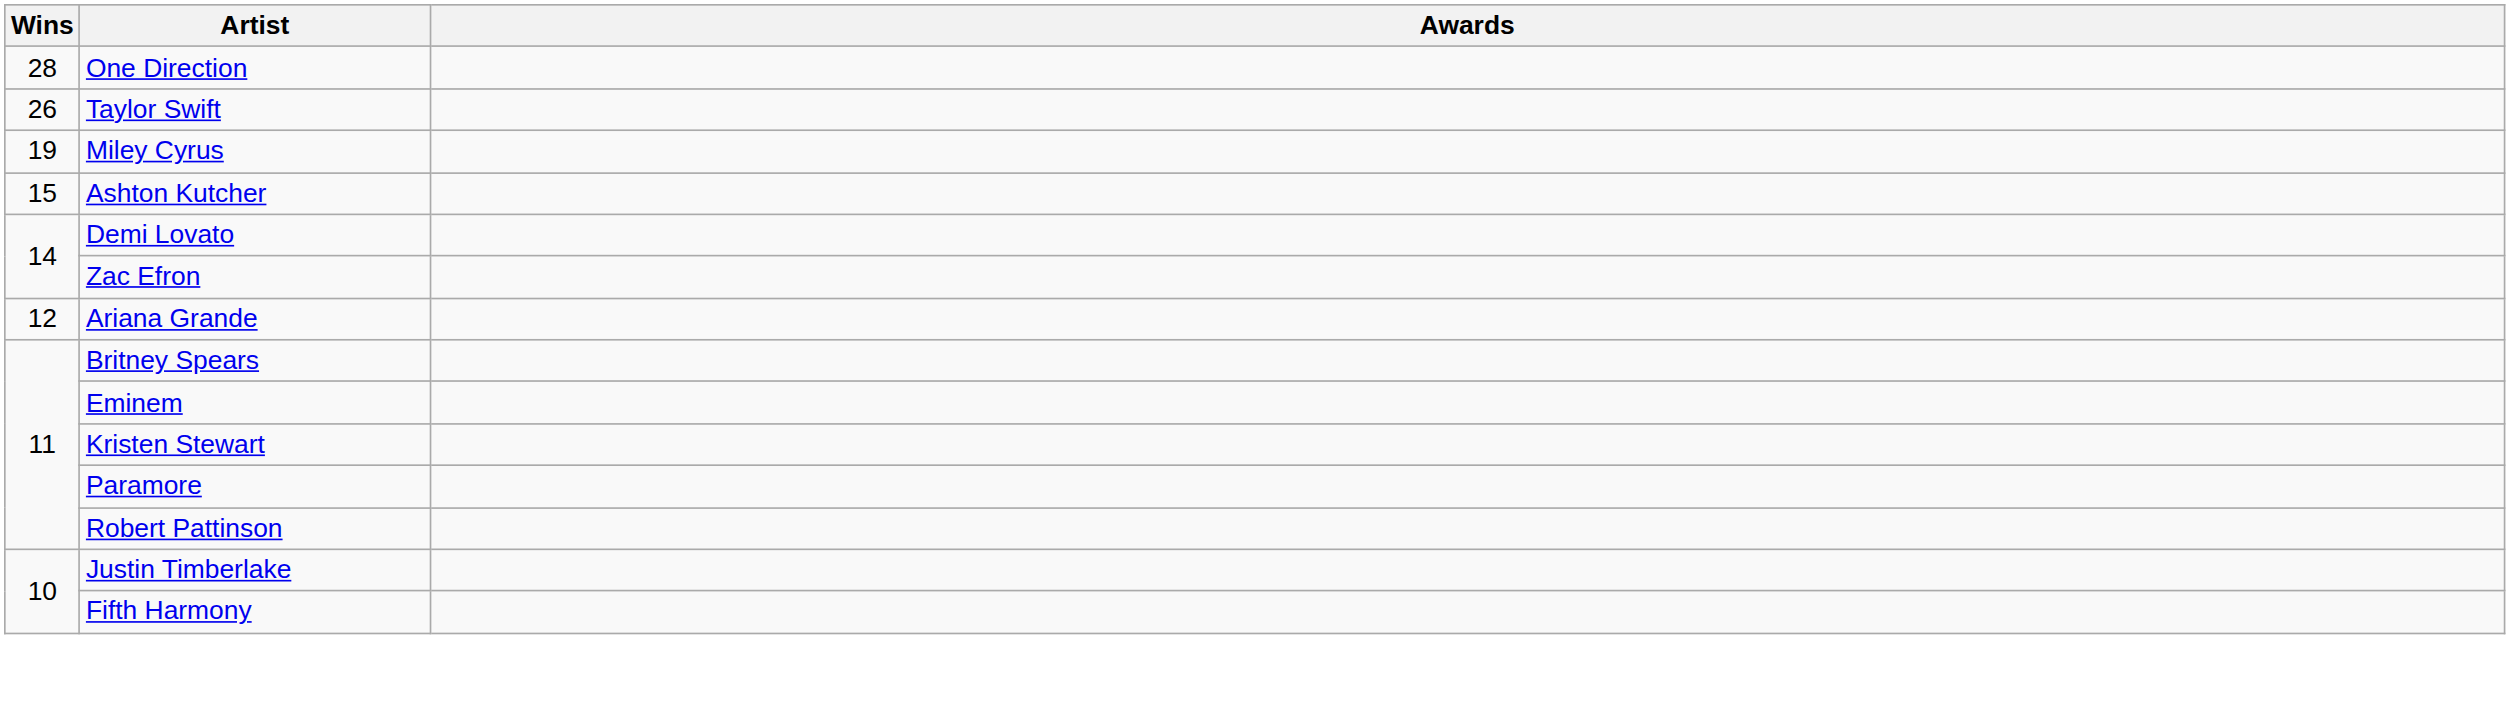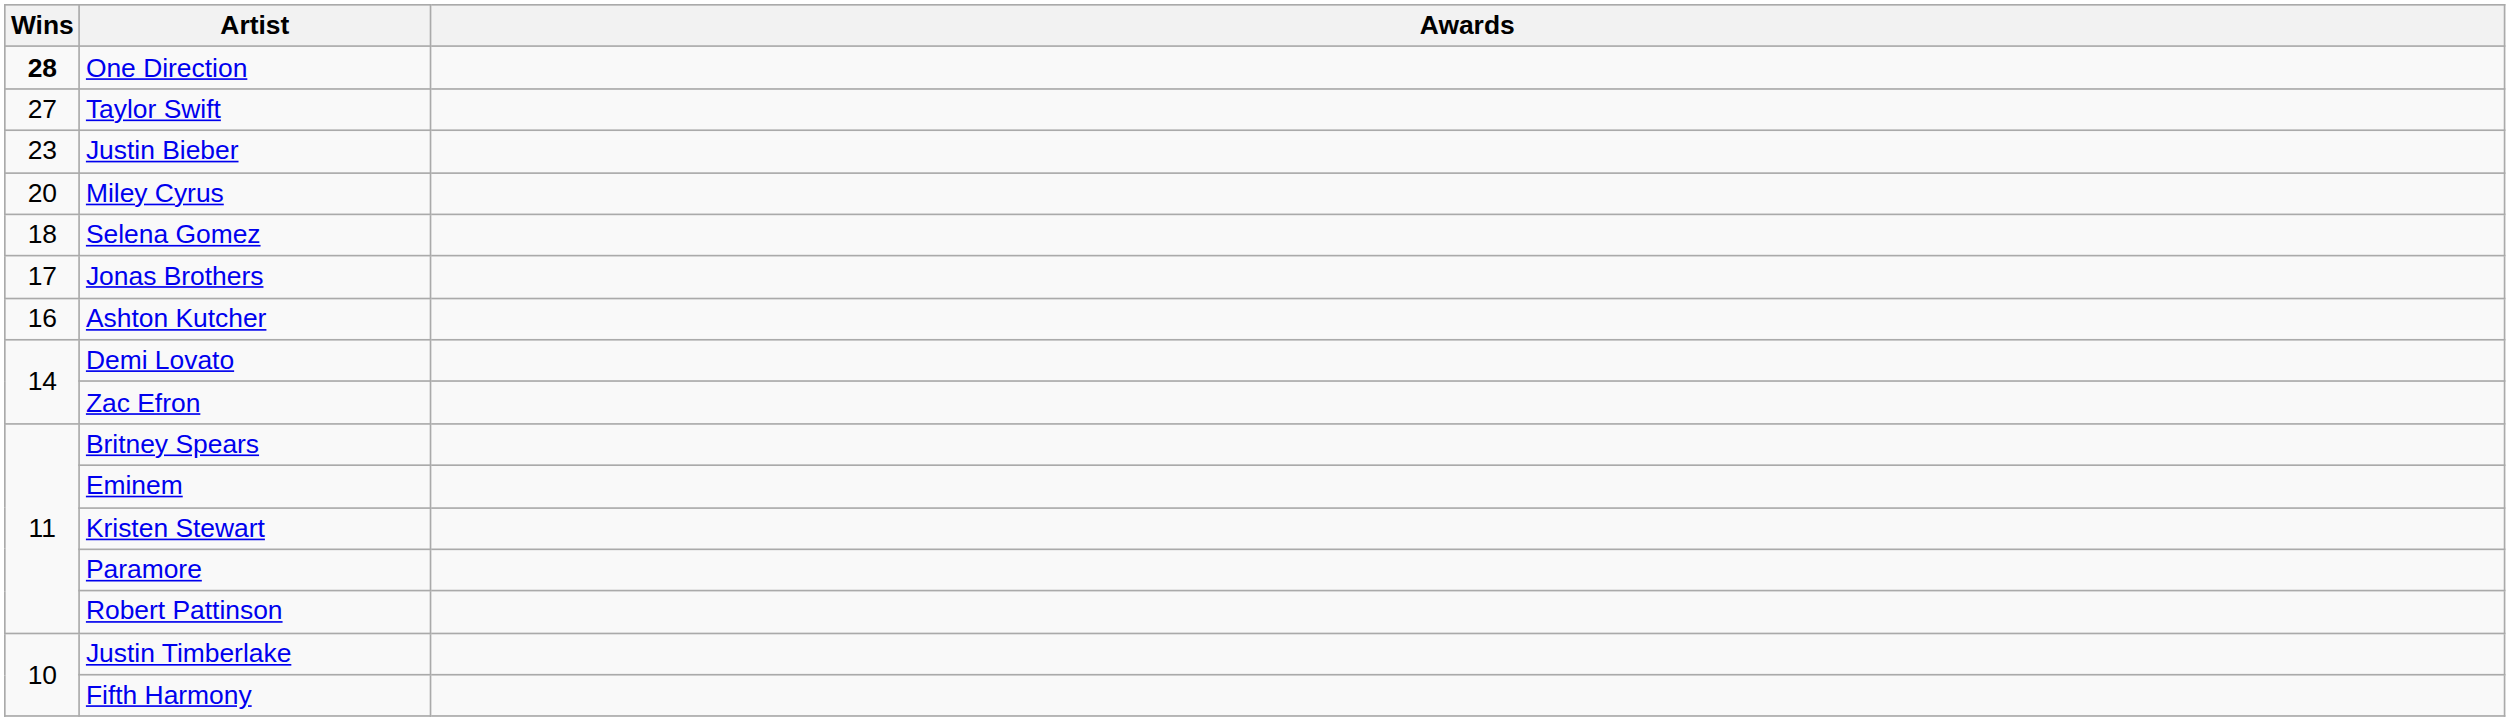(42, 67) normal -> (42, 67) bold
(42, 109) 26 -> (42, 109) 27
+ row: (162, 151)
(42, 151) 19 -> (42, 192) 20
+ row: (173, 234)
+ row: (175, 276)
(42, 192) 15 -> (42, 318) 16
- row: (172, 318)
